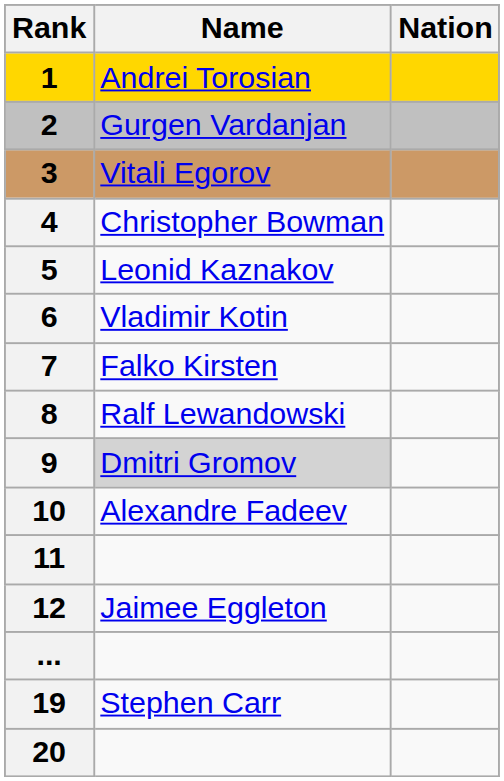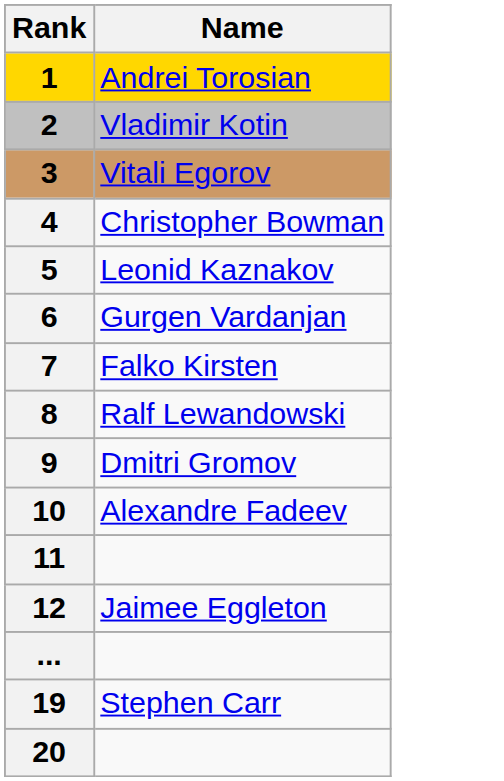- column: (445, 28)
(223, 125) Gurgen Vardanjan -> (194, 125) Vladimir Kotin
(194, 317) Vladimir Kotin -> (223, 317) Gurgen Vardanjan
(198, 462) lightgrey background -> (198, 462) no background
